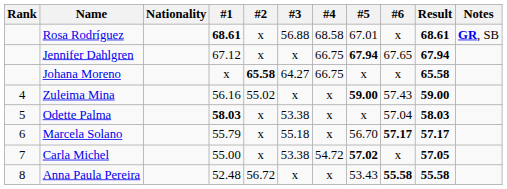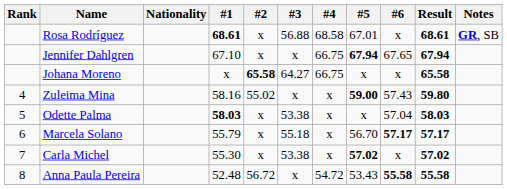(226, 54) 67.12 -> (226, 54) 67.10
(226, 94) 56.16 -> (226, 94) 58.16
(435, 94) 59.00 -> (435, 94) 59.80
(226, 154) 55.00 -> (226, 154) 55.30
(329, 154) 54.72 -> (329, 154) x
(435, 154) 57.05 -> (435, 154) 57.02
(329, 174) x -> (329, 174) 54.72
